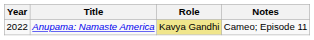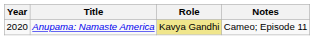(17, 27) 2022 -> (17, 27) 2020
